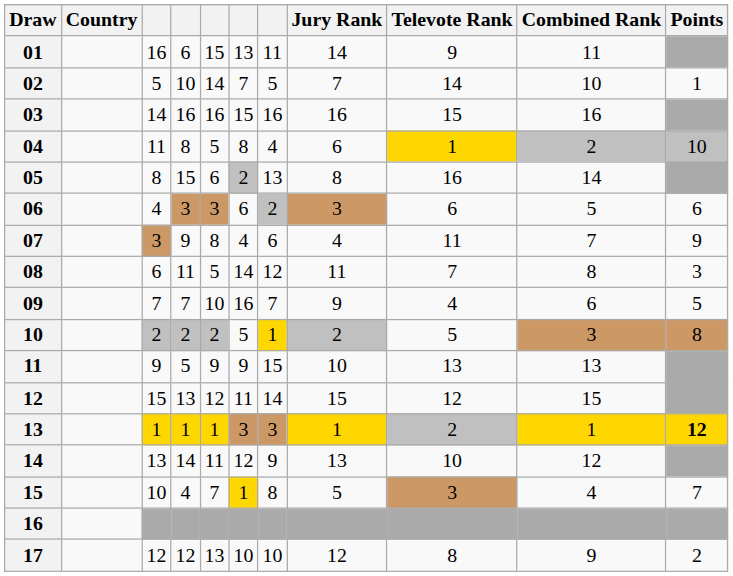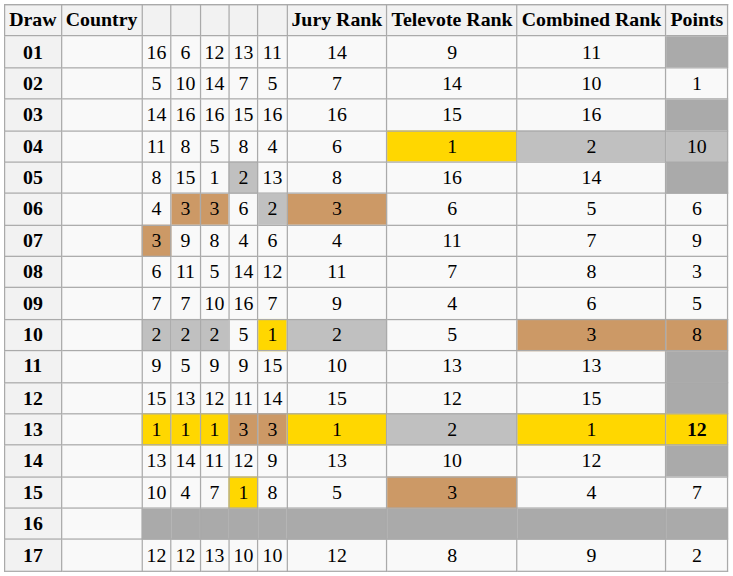(214, 51) 15 -> (214, 51) 12
(214, 177) 6 -> (214, 177) 1
